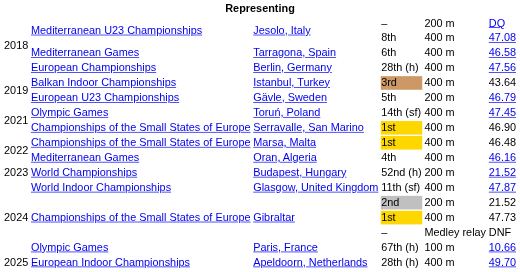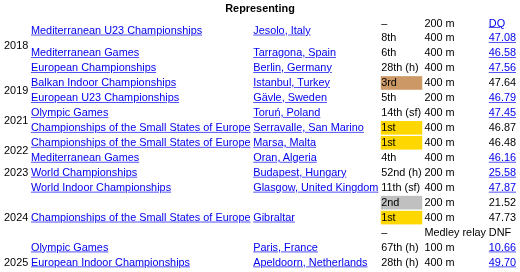(502, 83) 43.64 -> (502, 83) 47.64
(502, 128) 46.90 -> (502, 128) 46.87
(502, 172) 21.52 -> (502, 172) 25.58
